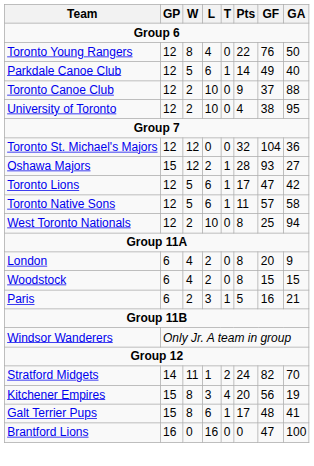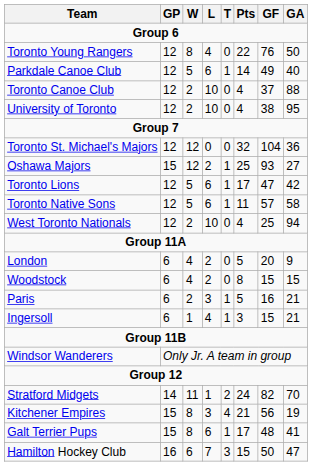(240, 90) 9 -> (240, 90) 4
(243, 166) 28 -> (243, 166) 25
(240, 223) 8 -> (240, 223) 4
(240, 261) 8 -> (240, 261) 5
+ row: (30, 318)
(243, 394) 20 -> (243, 413) 21
+ row: (67, 451)
- row: (48, 432)
